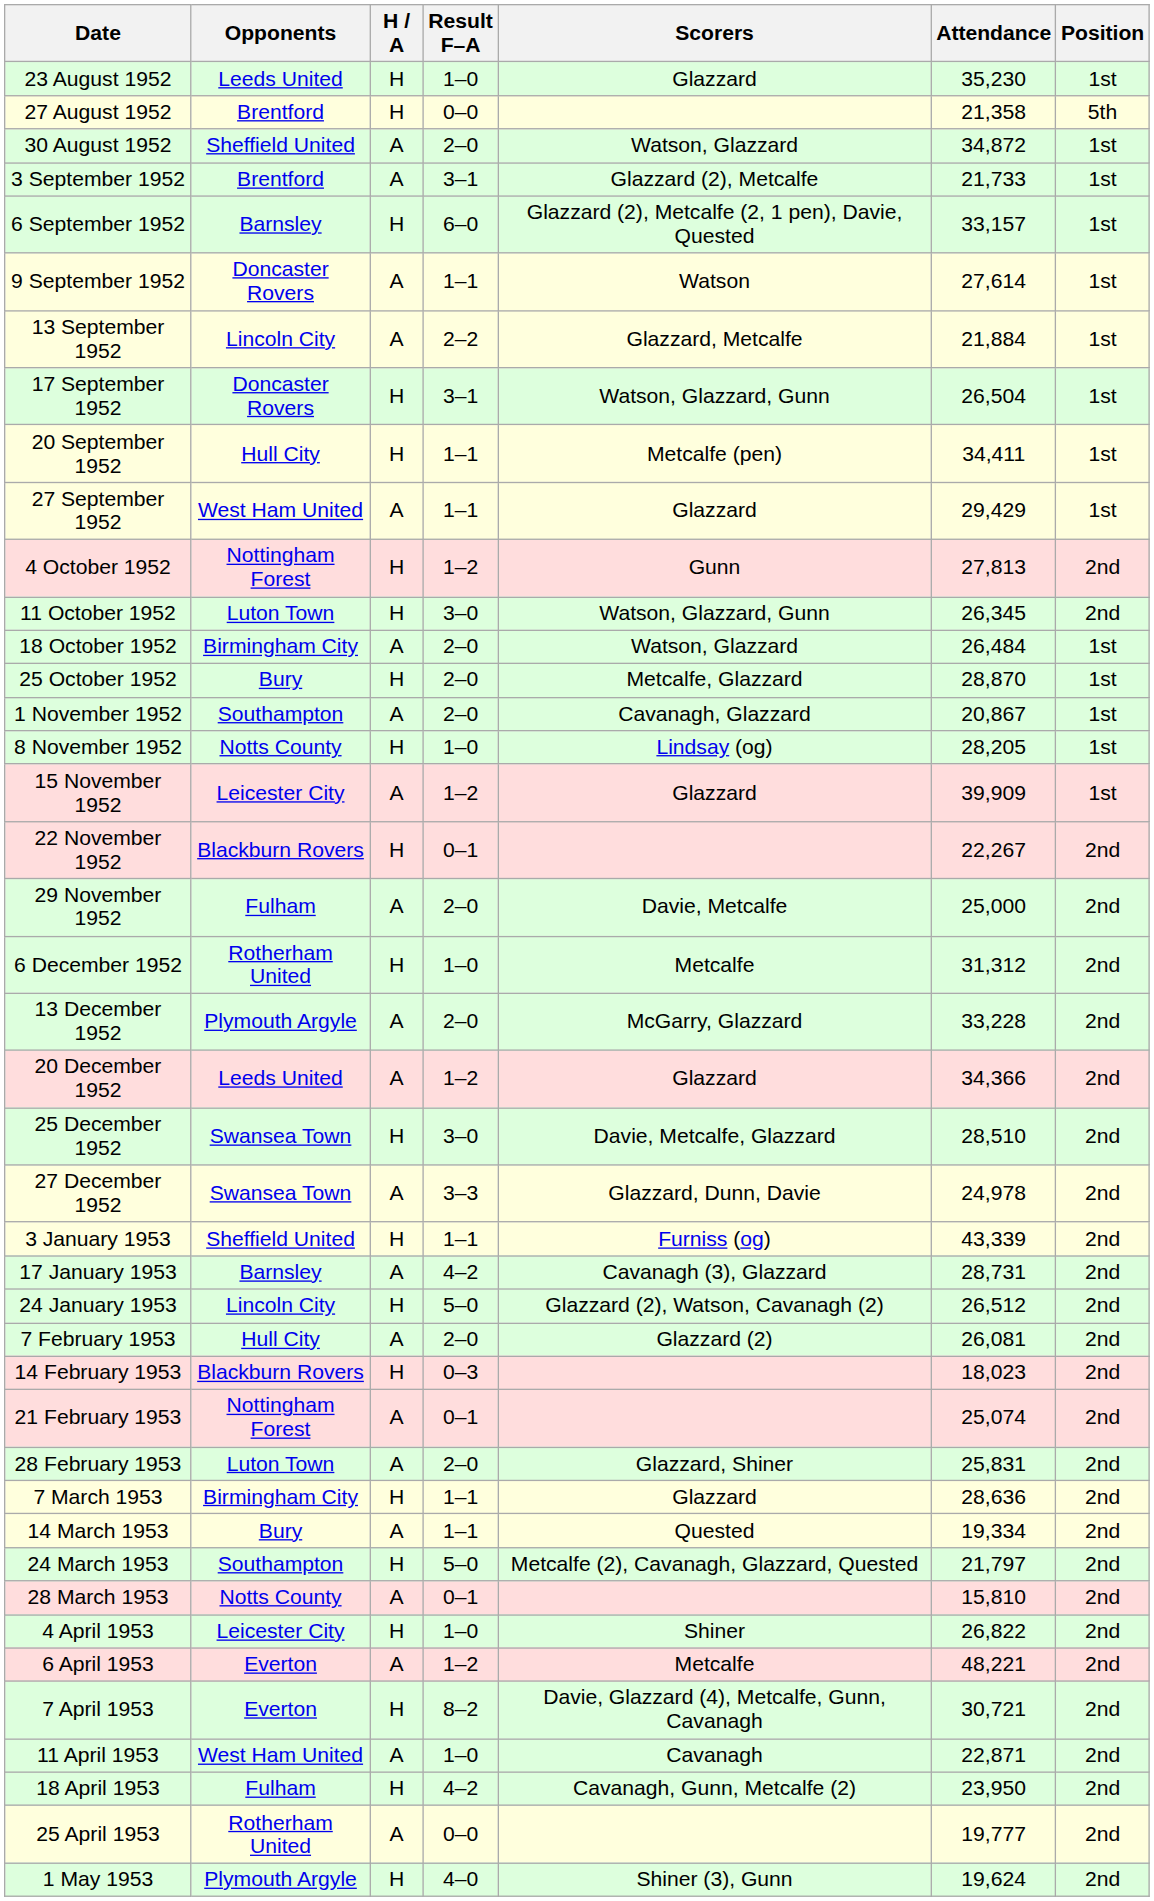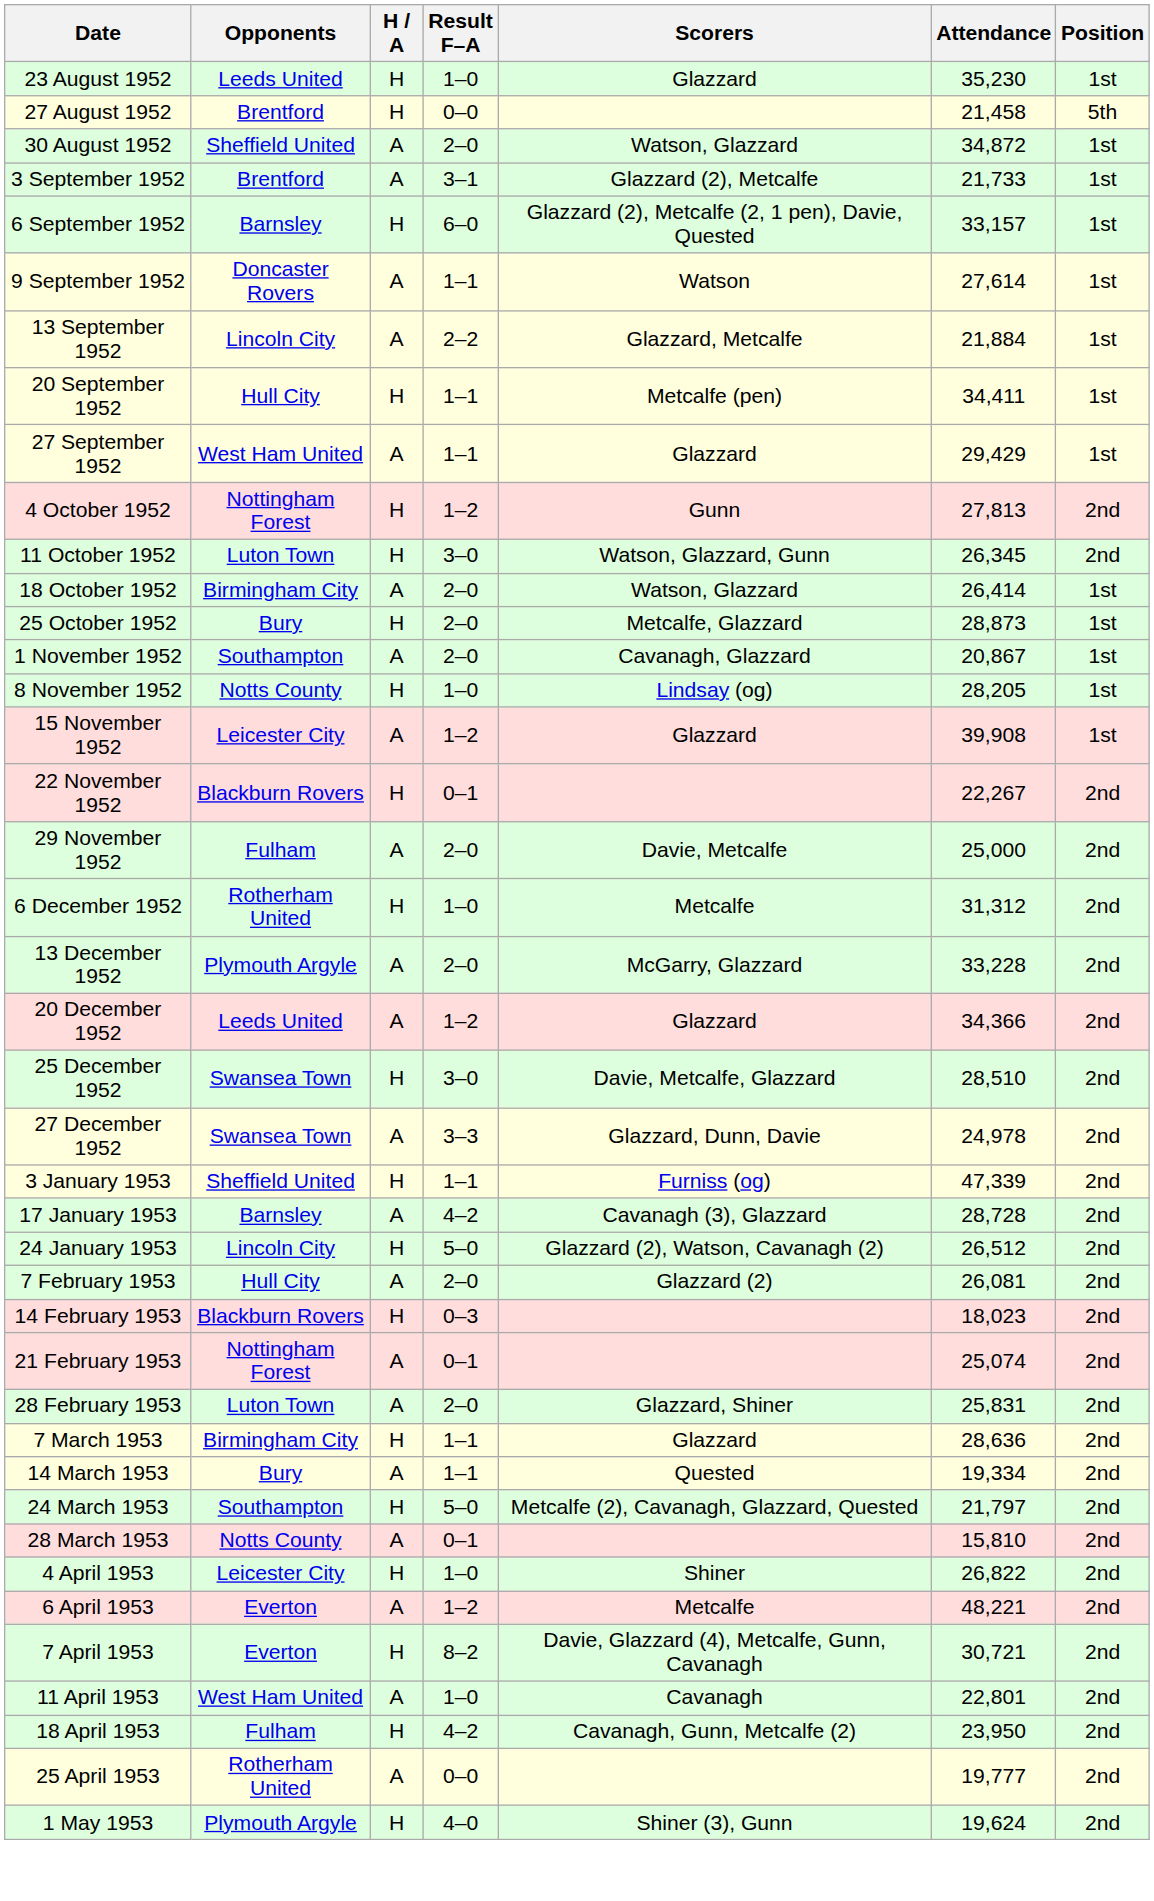(994, 111) 21,358 -> (994, 111) 21,458
- row: (98, 396)
(994, 646) 26,484 -> (994, 589) 26,414
(994, 680) 28,870 -> (994, 623) 28,873
(994, 792) 39,909 -> (994, 735) 39,908
(994, 1238) 43,339 -> (994, 1181) 47,339
(994, 1272) 28,731 -> (994, 1215) 28,728
(994, 1755) 22,871 -> (994, 1697) 22,801
